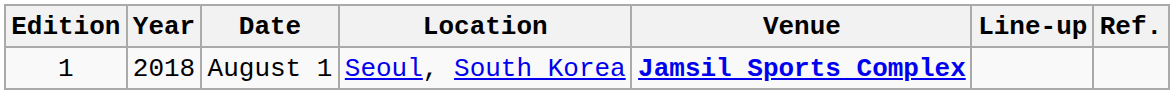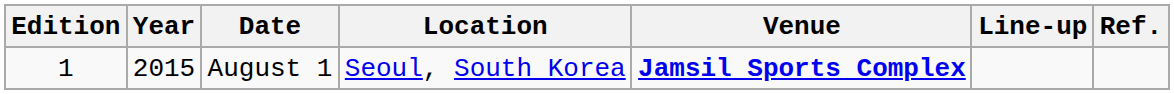(164, 69) 2018 -> (164, 69) 2015
